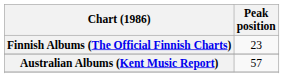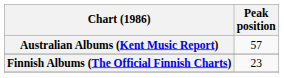rows swapped: (119, 63) <-> (119, 44)
